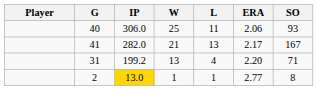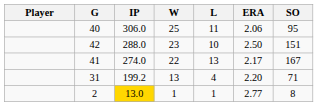(293, 28) 93 -> (293, 28) 95
+ row: (95, 45)
(134, 45) 282.0 -> (134, 61) 274.0
(174, 45) 21 -> (174, 61) 22
